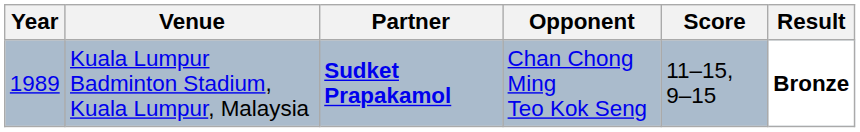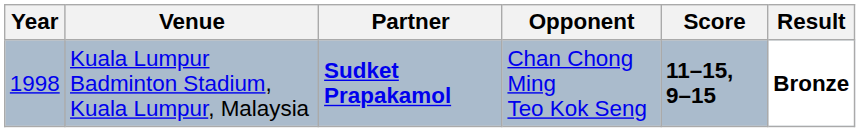(35, 82) 1989 -> (35, 82) 1998
(700, 82) normal -> (700, 82) bold
